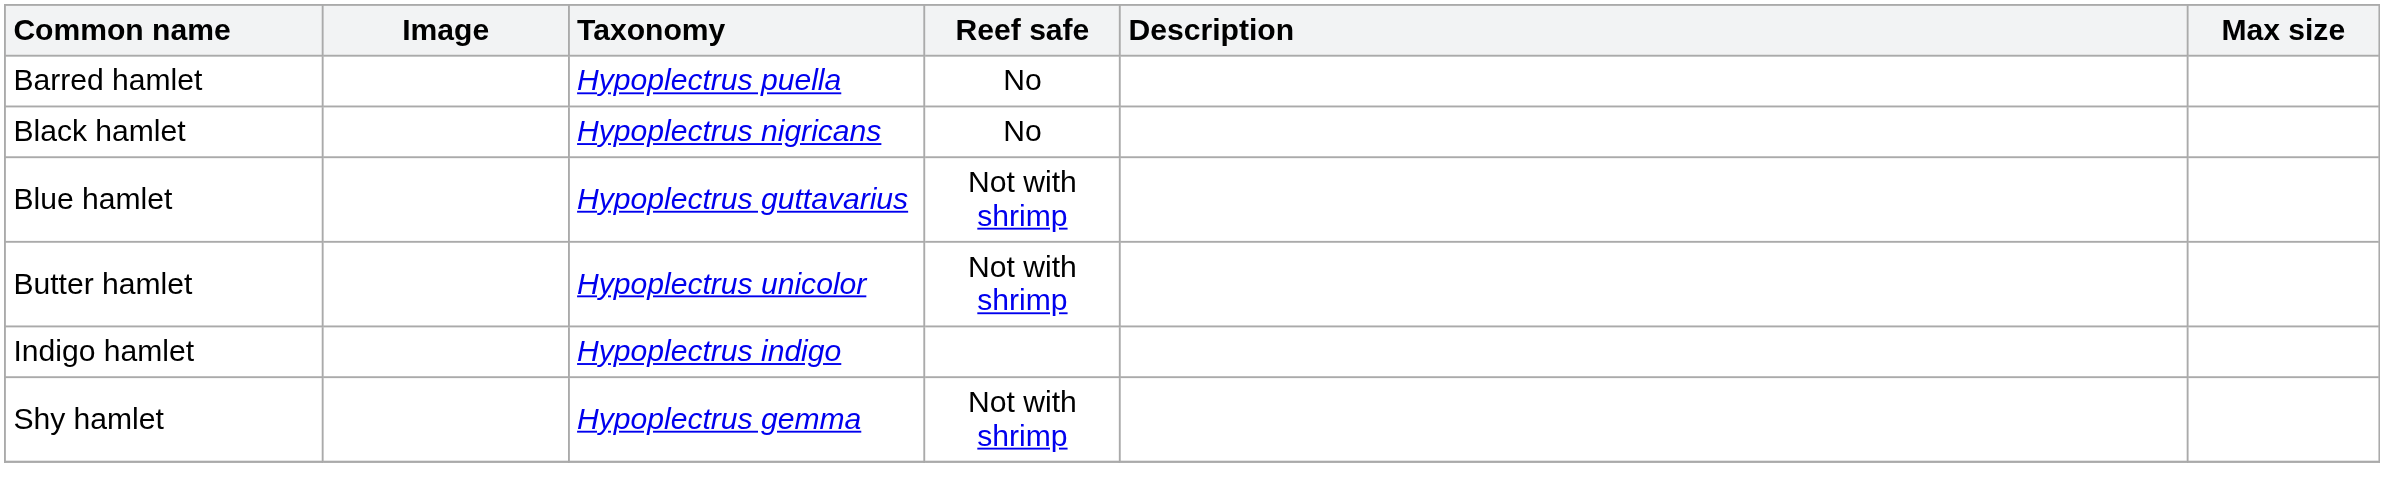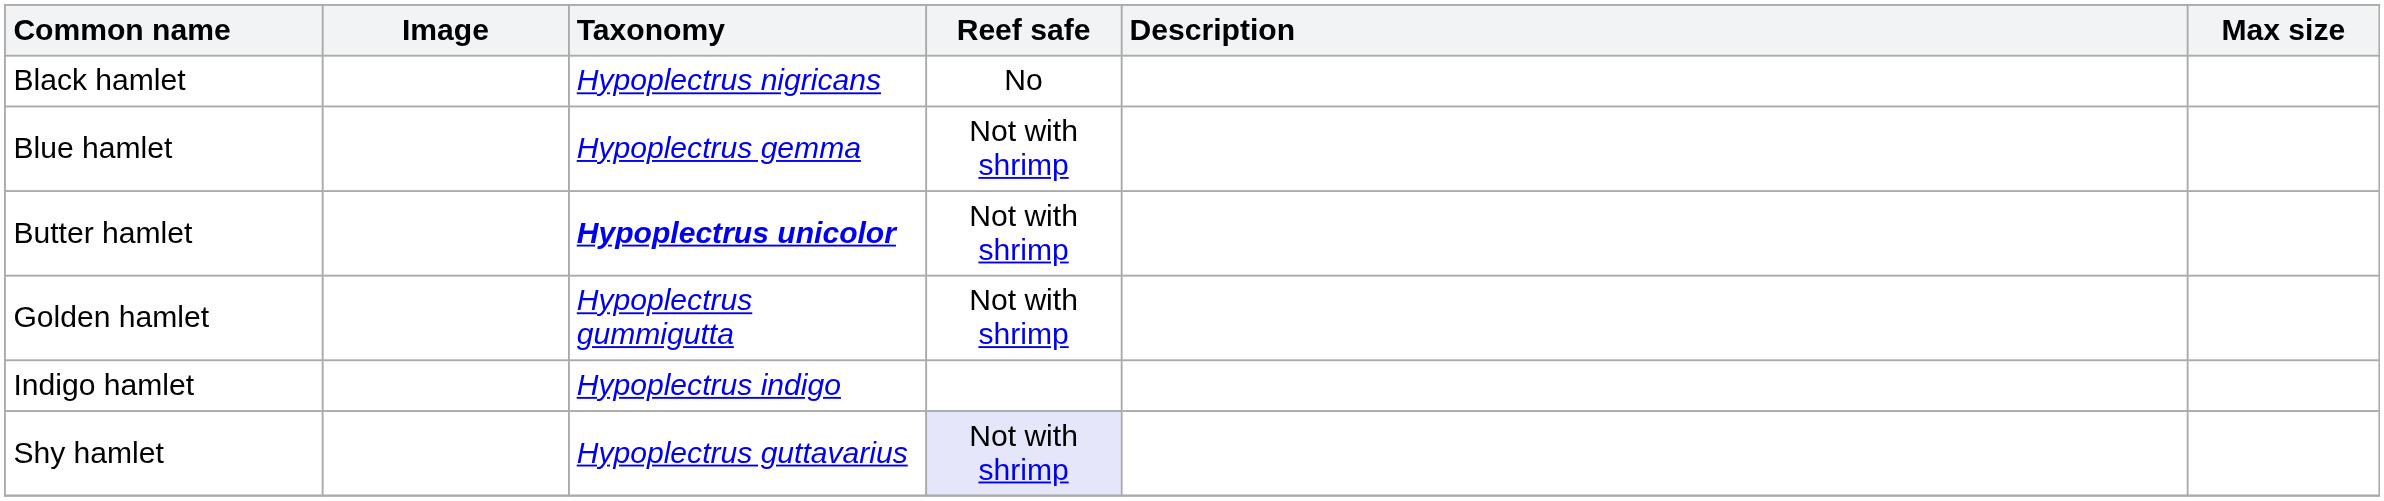- row: (108, 80)
(743, 199) Hypoplectrus guttavarius -> (719, 148) Hypoplectrus gemma
(722, 283) normal -> (736, 232) bold
+ row: (111, 317)
(719, 419) Hypoplectrus gemma -> (742, 452) Hypoplectrus guttavarius
(1022, 419) no background -> (1024, 452) lavender background
